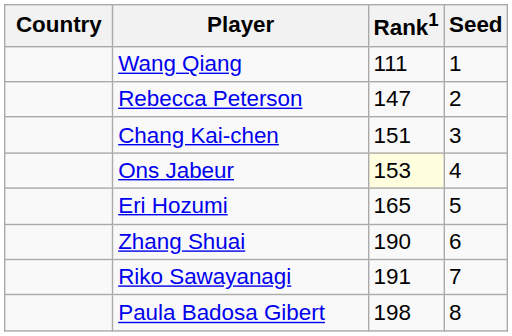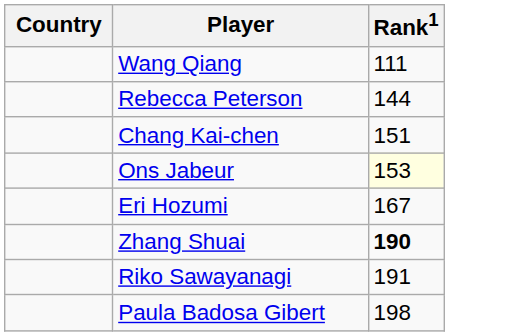- column: (476, 25)
(392, 99) 147 -> (392, 99) 144
(392, 205) 165 -> (392, 205) 167
(392, 241) normal -> (392, 241) bold
